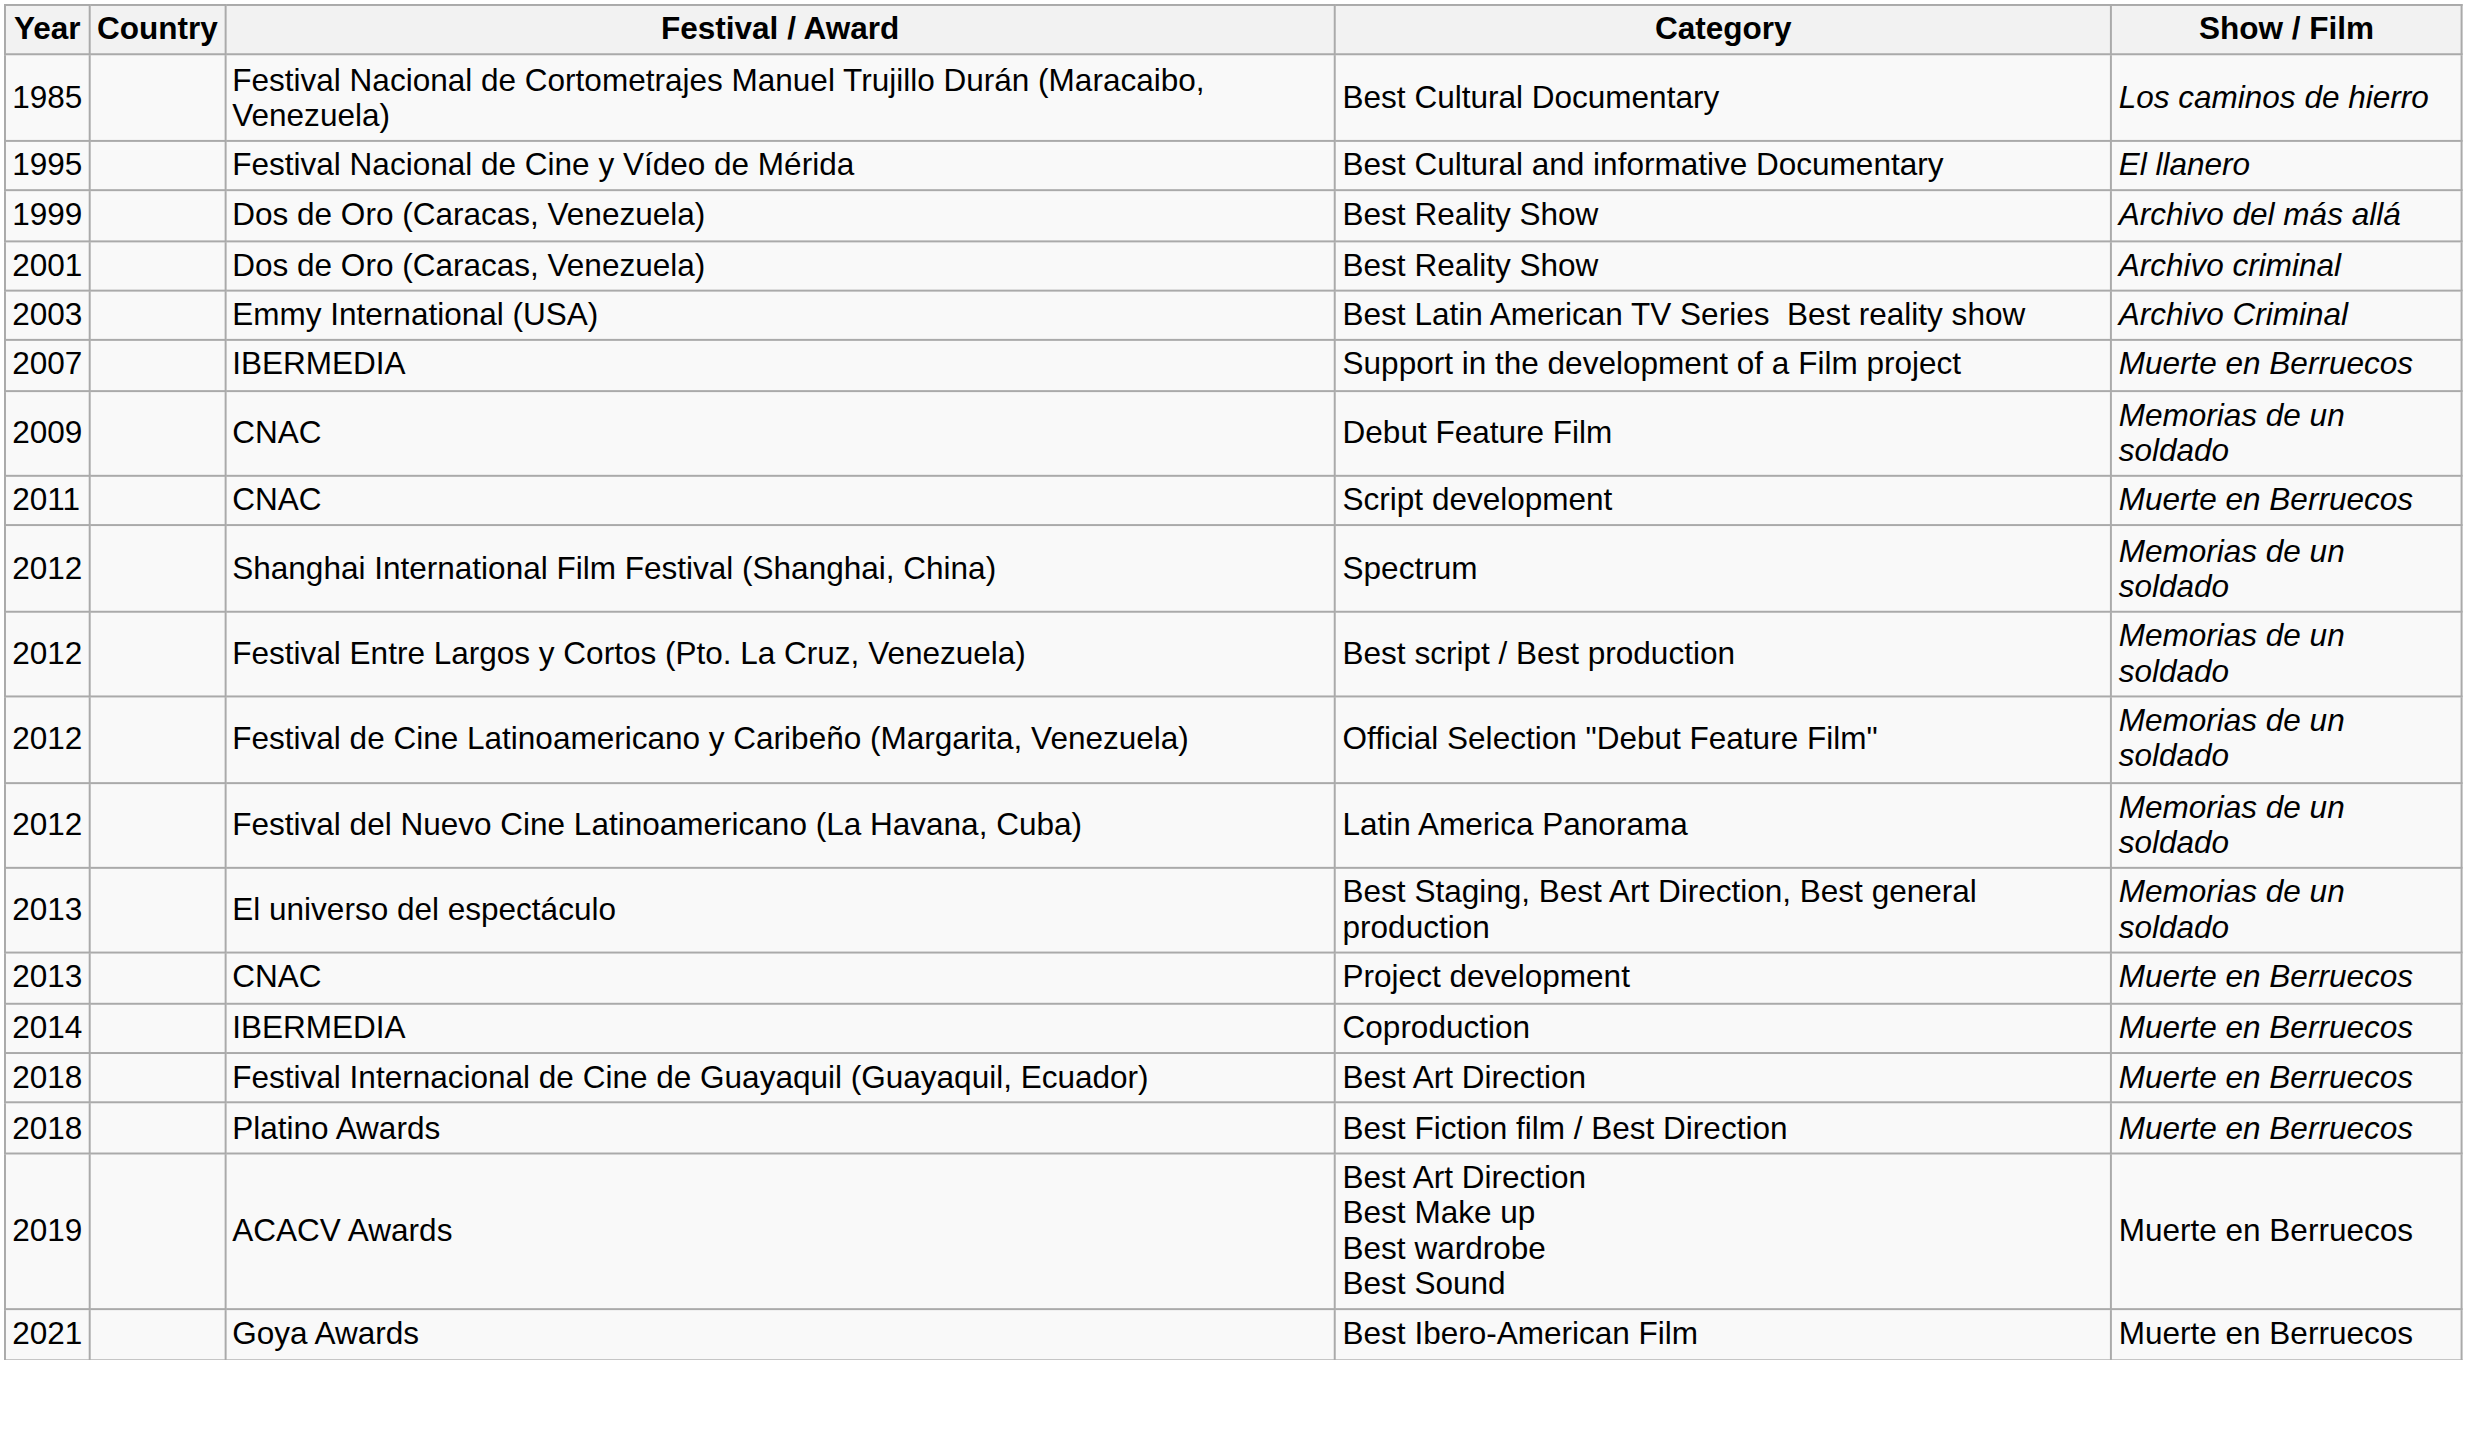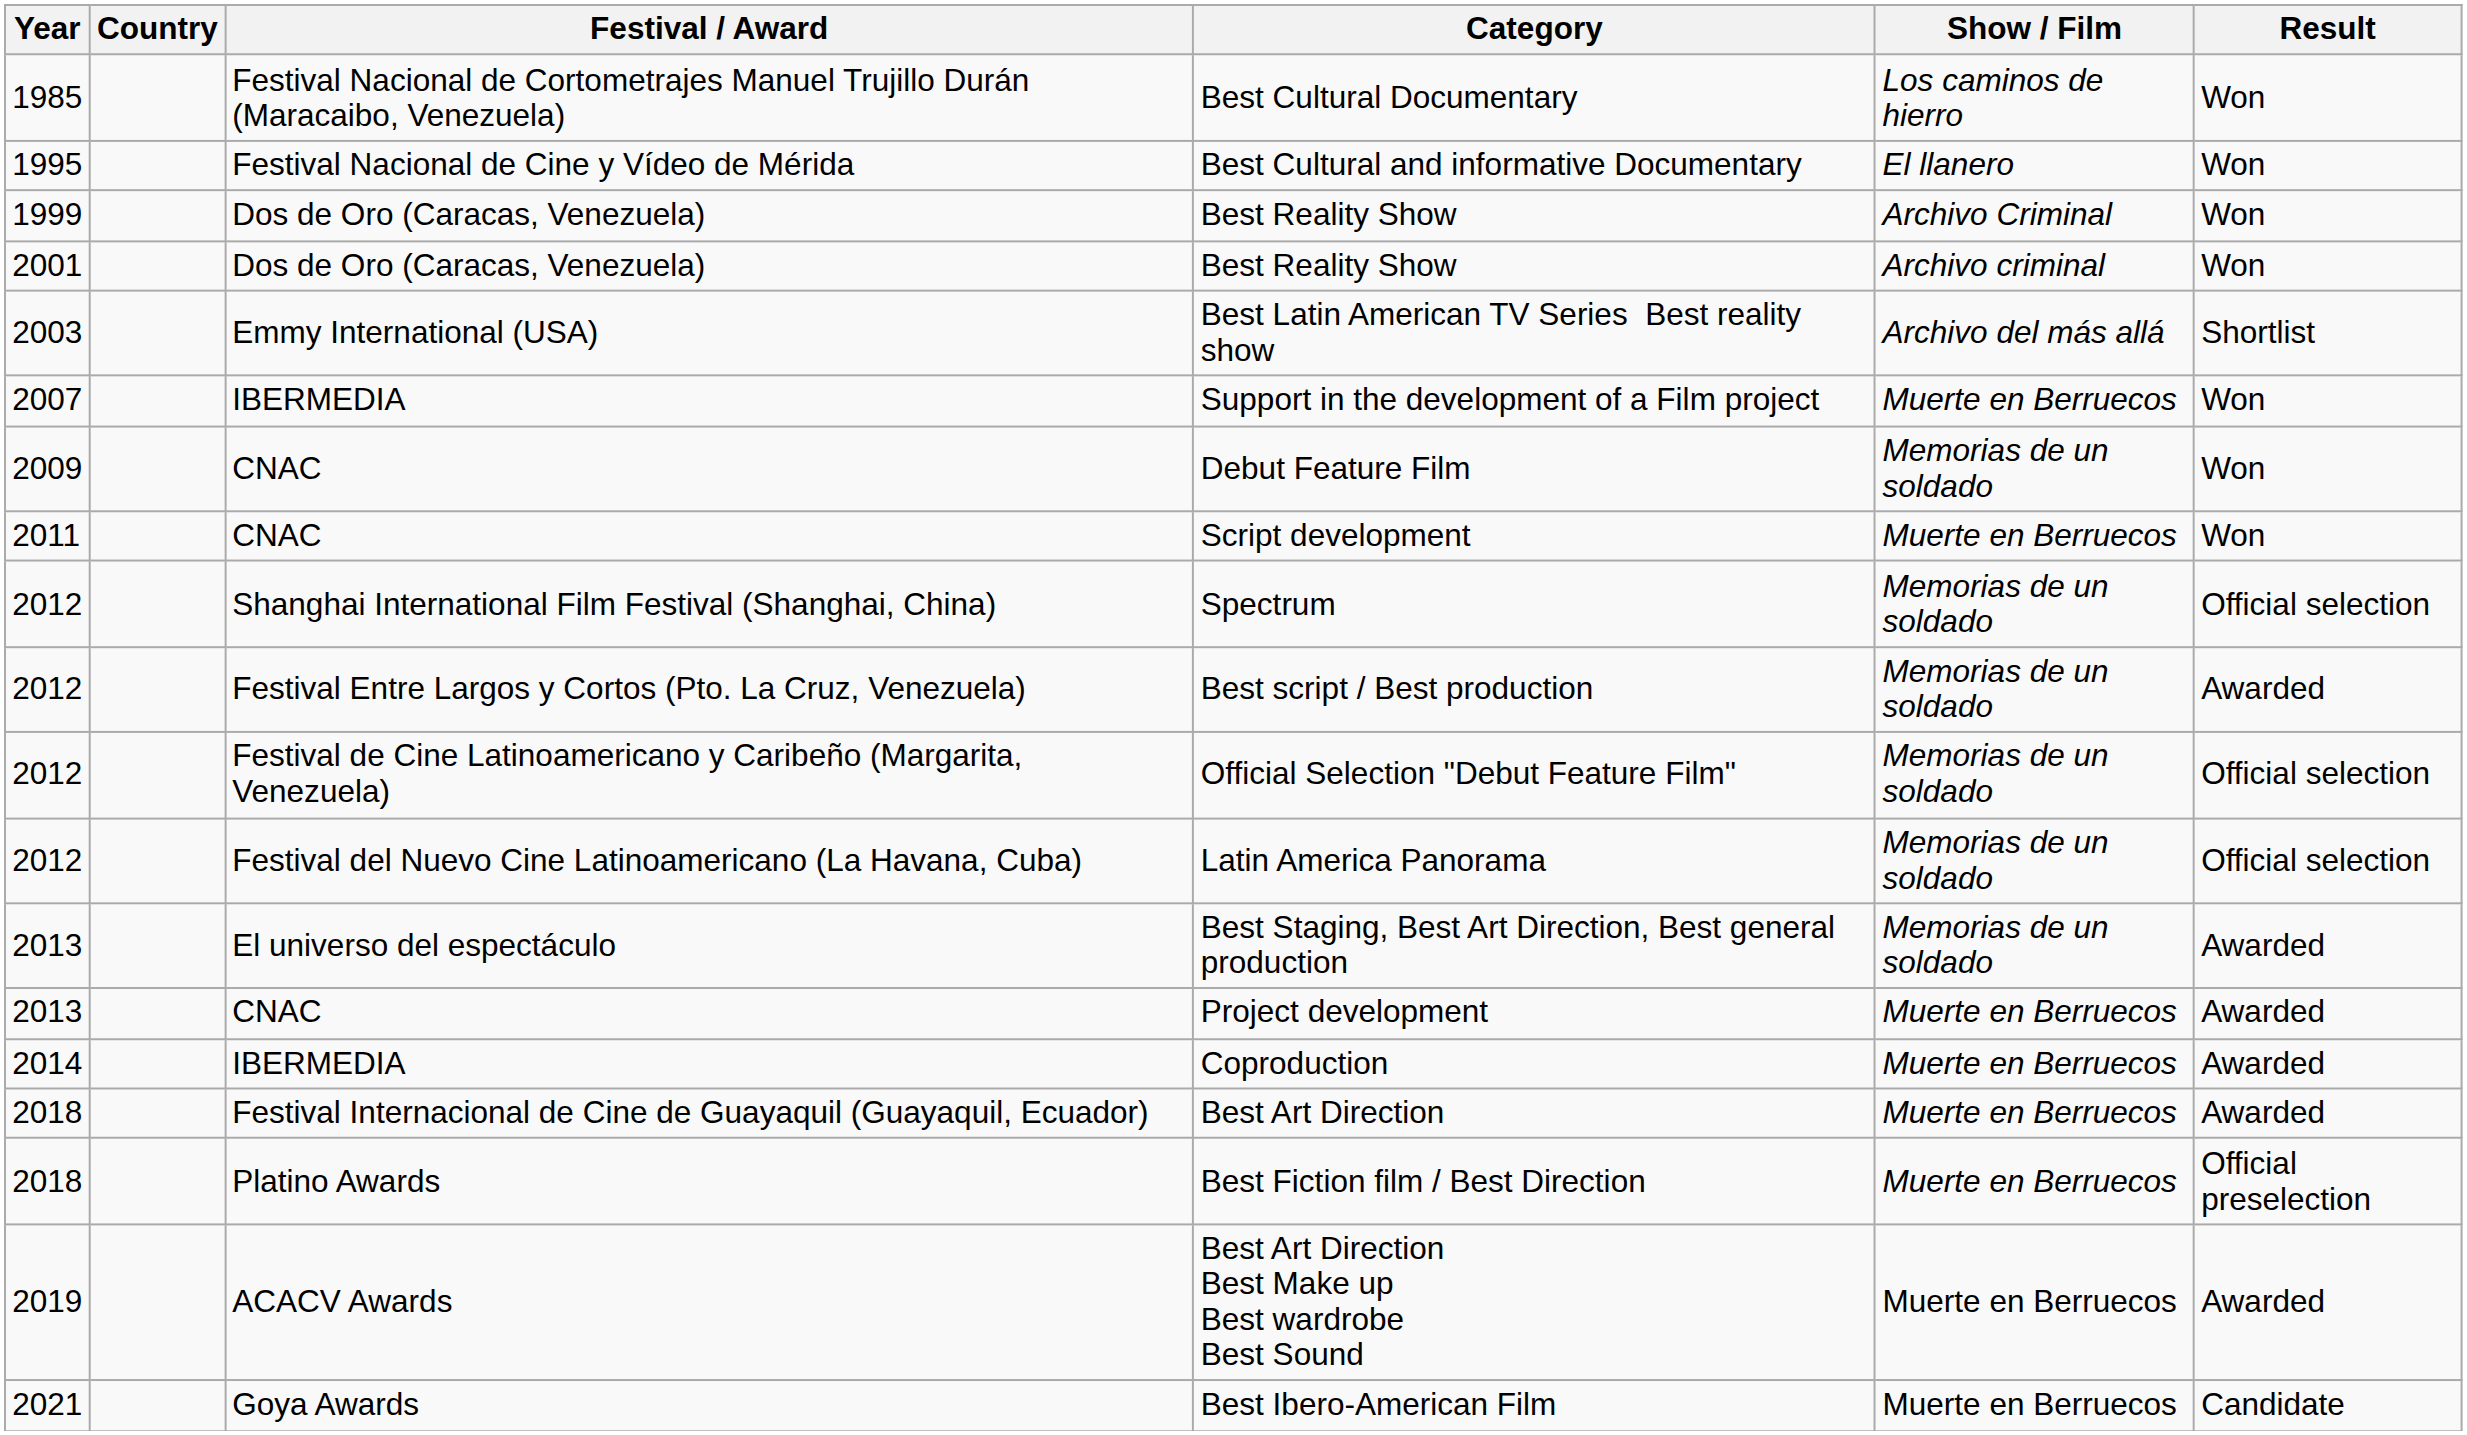+ column: (2328, 29)
(2260, 214) Archivo del más allá -> (1997, 214) Archivo Criminal
(2233, 314) Archivo Criminal -> (2024, 332) Archivo del más allá
